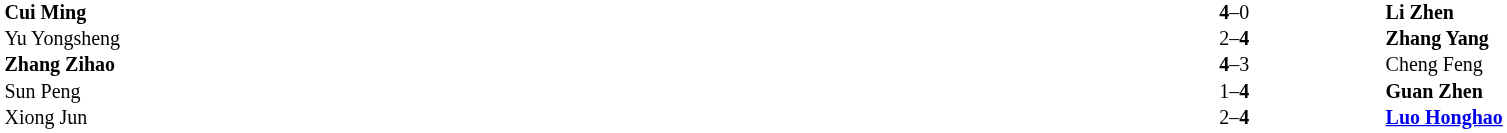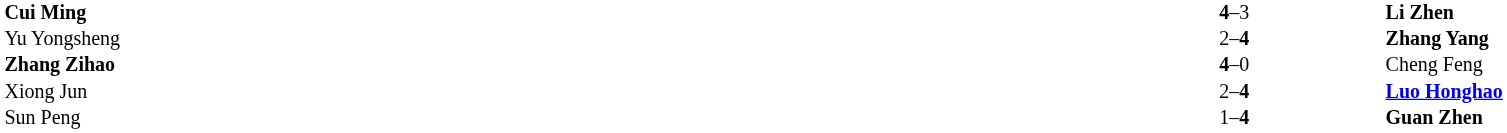(1234, 12) 4–0 -> (1234, 12) 4–3
(1234, 64) 4–3 -> (1234, 64) 4–0
rows swapped: (46, 117) <-> (43, 91)
